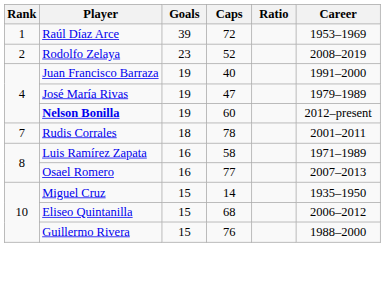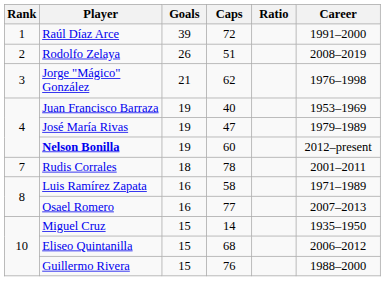(338, 34) 1953–1969 -> (338, 34) 1991–2000
(184, 53) 23 -> (184, 53) 26
(229, 53) 52 -> (229, 53) 51
+ row: (81, 80)
(338, 73) 1991–2000 -> (338, 107) 1953–1969
